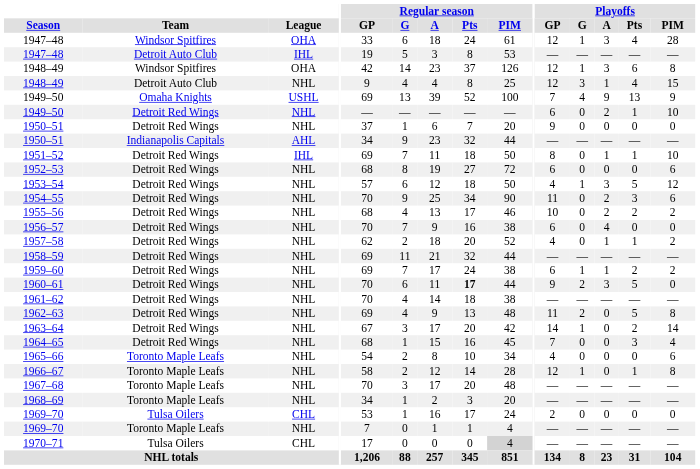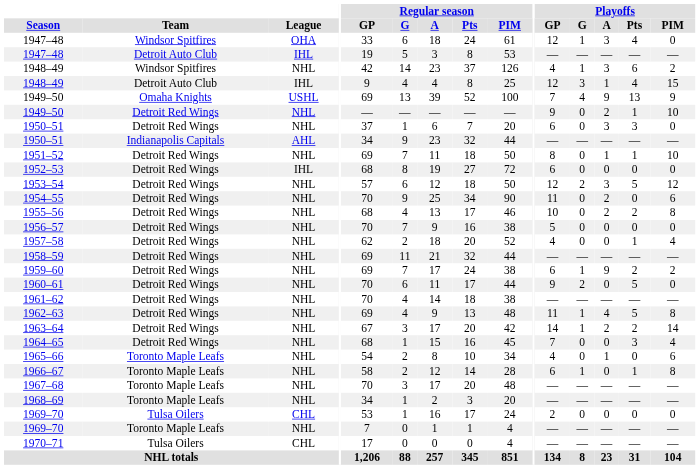(673, 40) 28 -> (673, 40) 0
(304, 68) OHA -> (304, 68) NHL
(552, 68) 12 -> (552, 68) 4
(673, 68) 8 -> (673, 68) 2
(304, 83) NHL -> (304, 83) IHL
(552, 112) 6 -> (552, 112) 9
(552, 126) 9 -> (552, 126) 6
(607, 126) 0 -> (607, 126) 3
(635, 126) 0 -> (635, 126) 3
(304, 155) IHL -> (304, 155) NHL
(304, 169) NHL -> (304, 169) IHL
(673, 169) 6 -> (673, 169) 0
(552, 184) 4 -> (552, 184) 12
(582, 184) 1 -> (582, 184) 2
(635, 198) 3 -> (635, 198) 0
(673, 212) 2 -> (673, 212) 8
(552, 227) 6 -> (552, 227) 5
(607, 227) 4 -> (607, 227) 0
(607, 241) 1 -> (607, 241) 0
(673, 241) 2 -> (673, 241) 4
(607, 270) 1 -> (607, 270) 9
(470, 284) bold -> (470, 284) normal
(607, 284) 3 -> (607, 284) 0
(582, 313) 2 -> (582, 313) 1
(607, 313) 0 -> (607, 313) 4
(607, 328) 0 -> (607, 328) 2
(607, 356) 0 -> (607, 356) 1
(552, 371) 12 -> (552, 371) 6
(510, 443) lightgrey background -> (510, 443) no background
